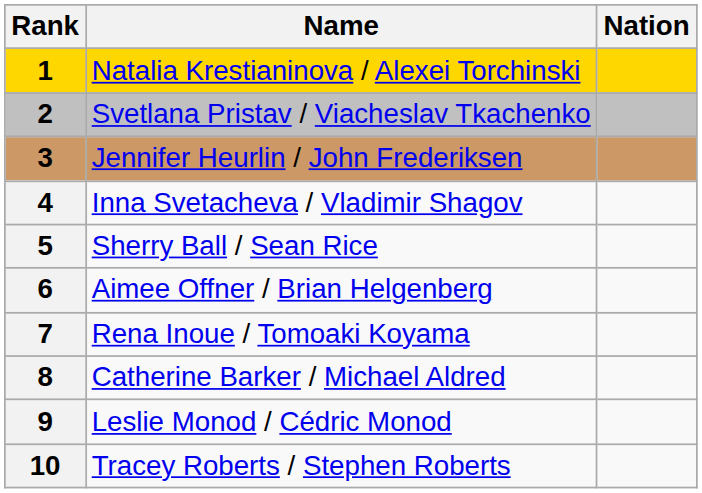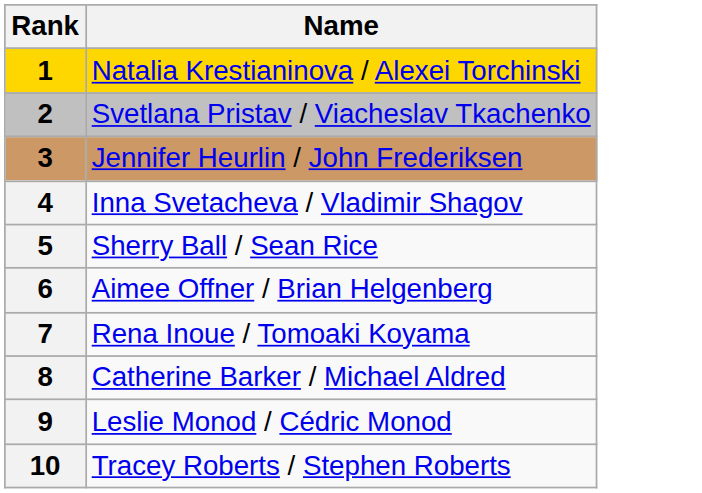- column: (647, 26)
